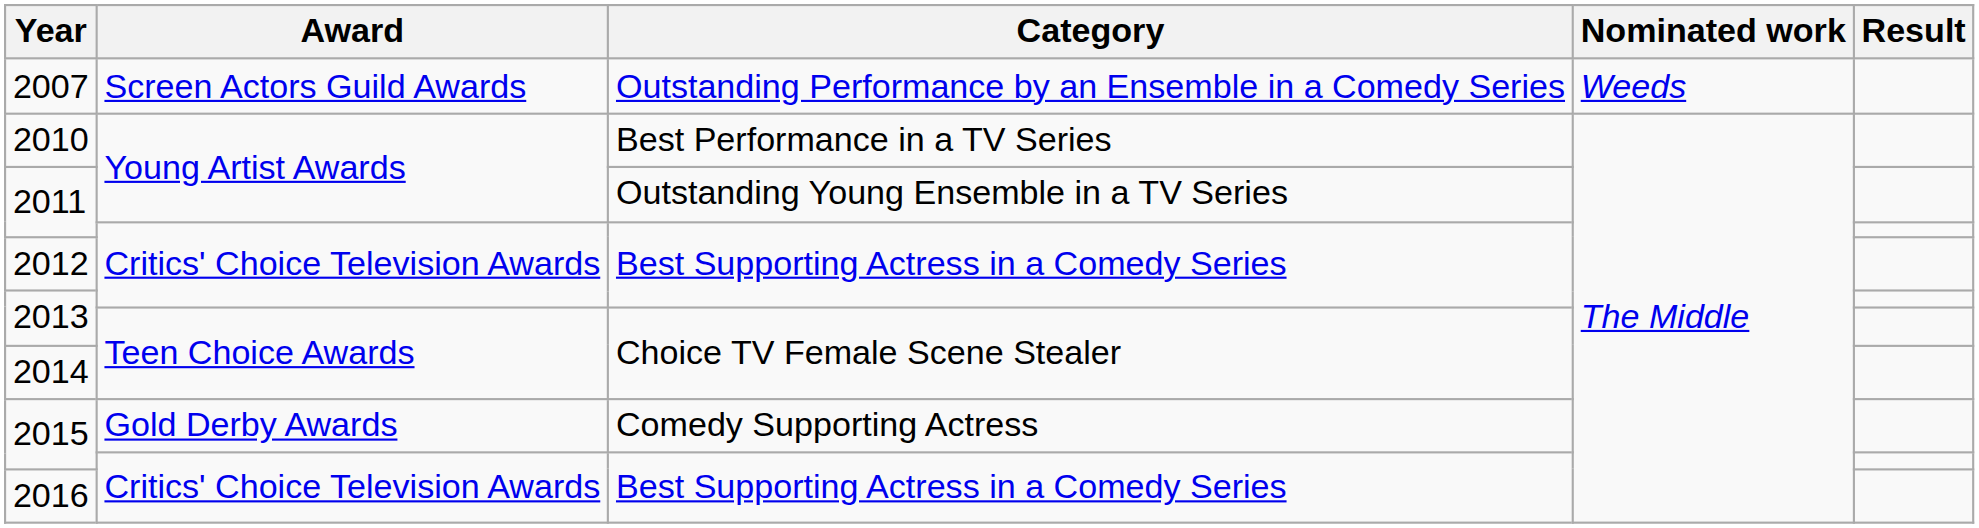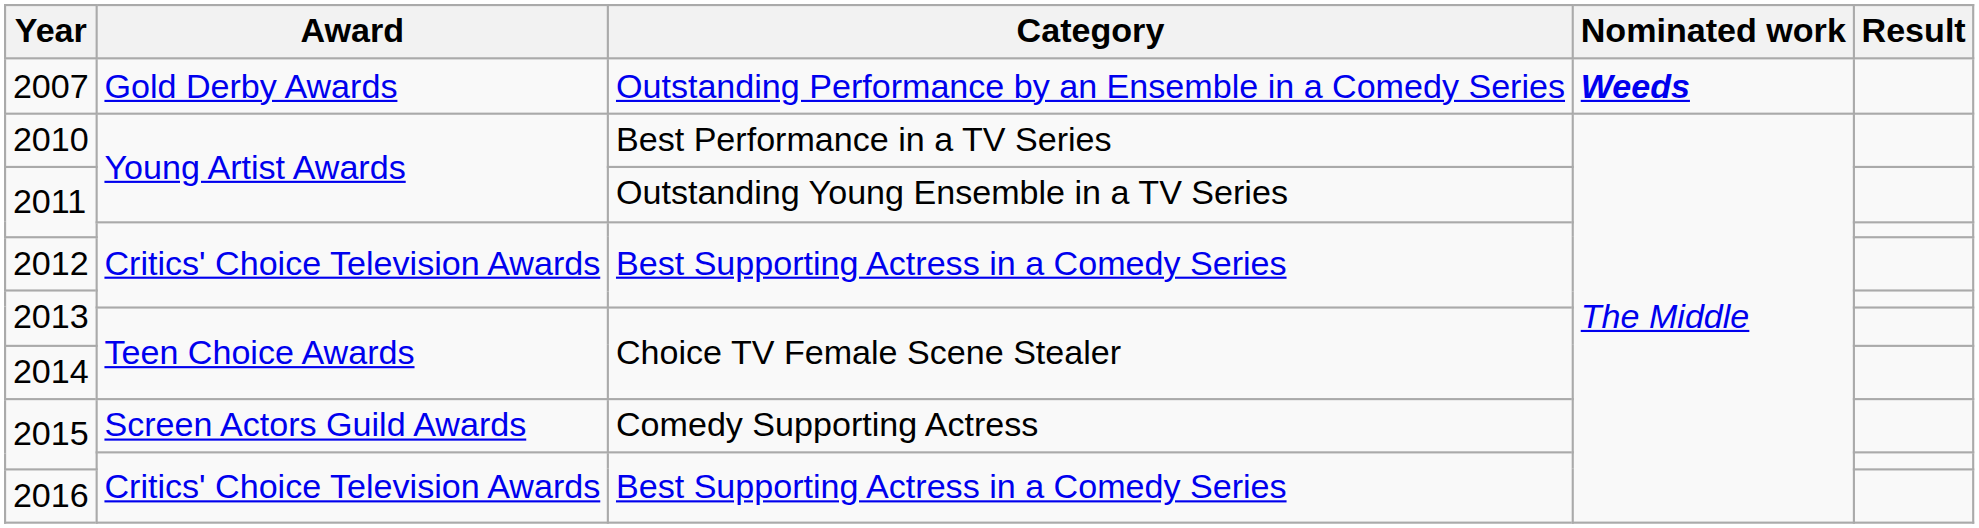(315, 85) Screen Actors Guild Awards -> (251, 85) Gold Derby Awards
(1633, 85) normal -> (1635, 85) bold
(251, 425) Gold Derby Awards -> (315, 425) Screen Actors Guild Awards
